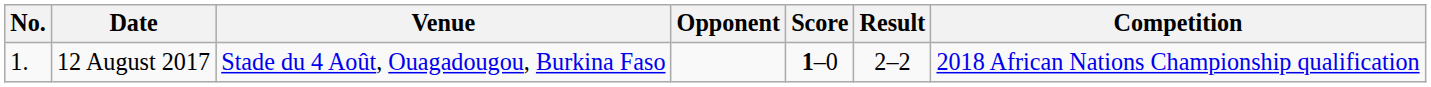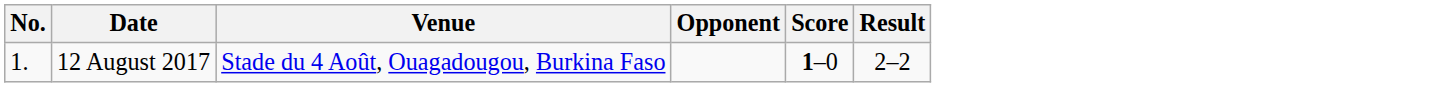- column: (1178, 23)
